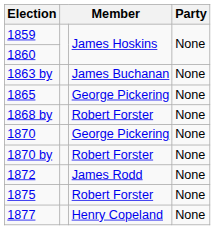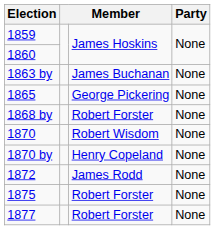(120, 134) George Pickering -> (115, 134) Robert Wisdom
(112, 154) Robert Forster -> (117, 154) Henry Copeland
(117, 214) Henry Copeland -> (112, 214) Robert Forster
